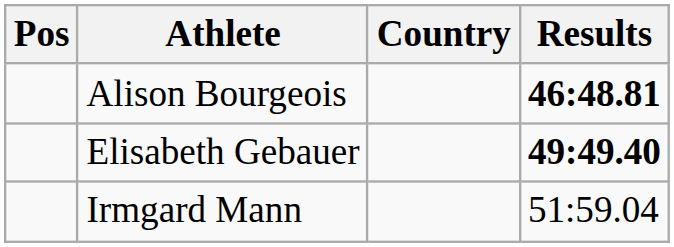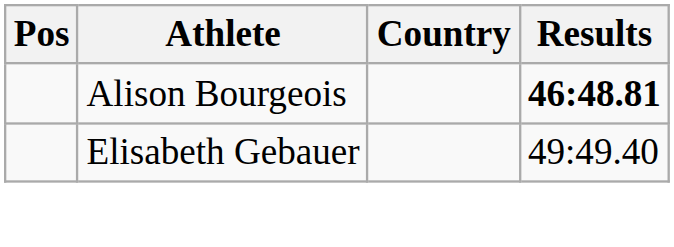(594, 151) bold -> (593, 151) normal
- row: (194, 210)
